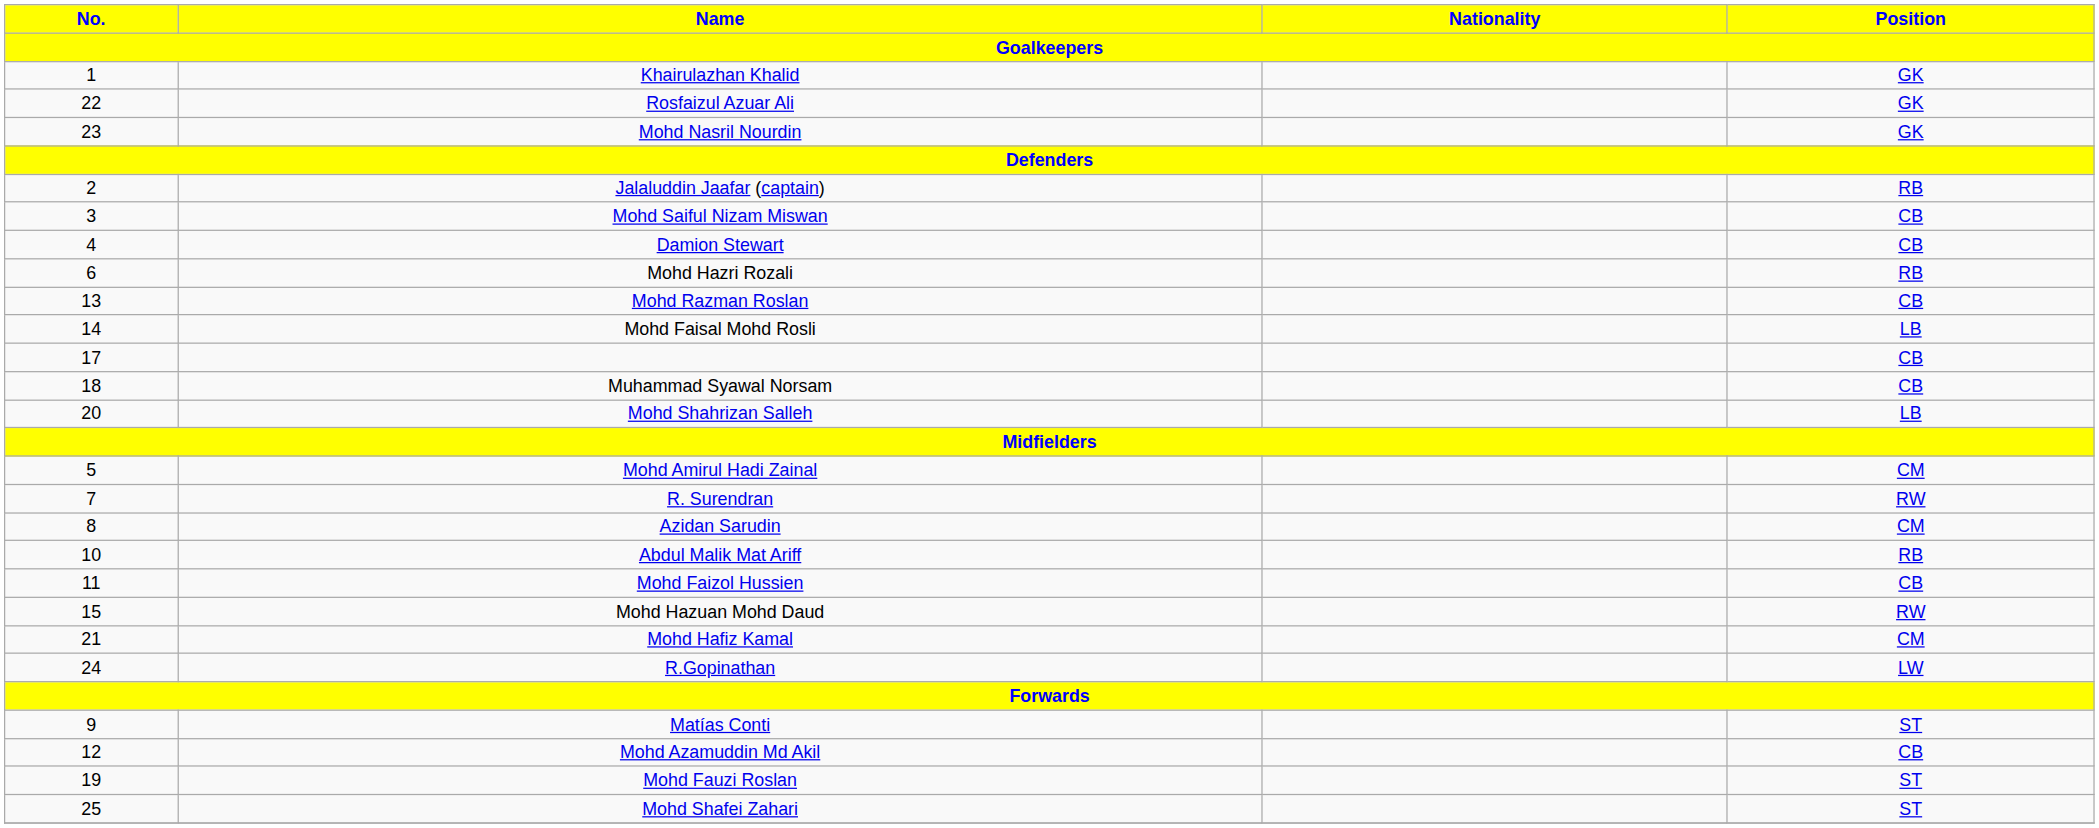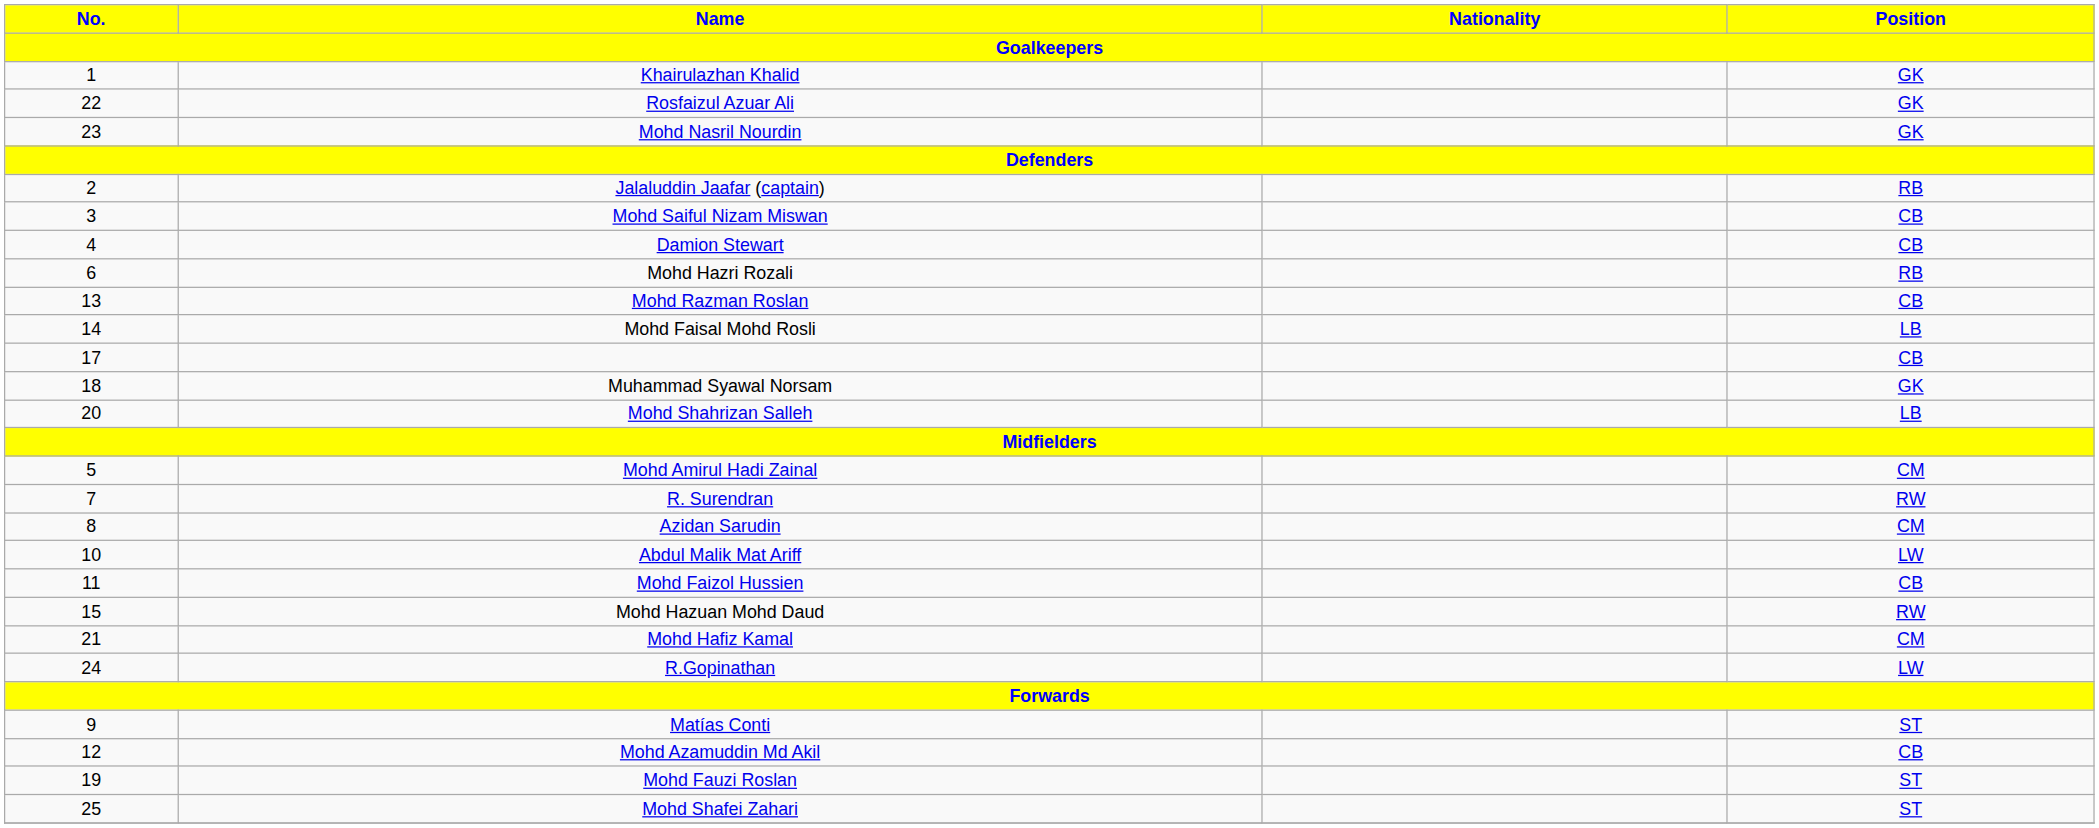(1911, 386) CB -> (1911, 386) GK
(1911, 555) RB -> (1911, 555) LW
